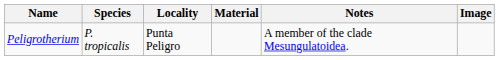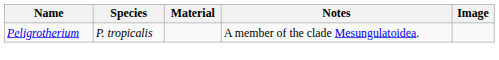- column: (178, 13)
